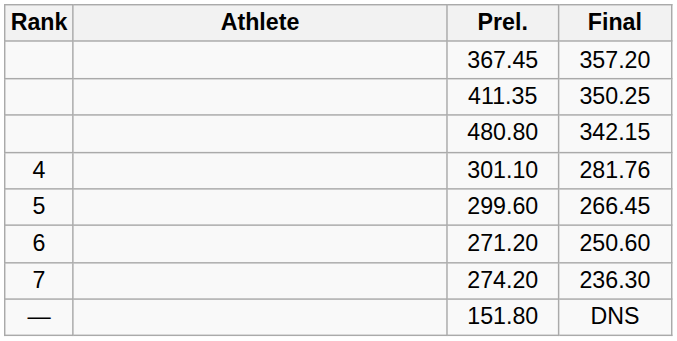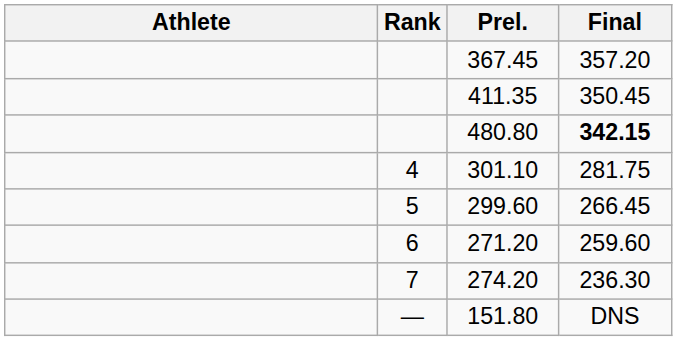columns swapped: (39, 22) <-> (260, 22)
(615, 96) 350.25 -> (615, 96) 350.45
(615, 133) normal -> (615, 133) bold
(615, 170) 281.76 -> (615, 170) 281.75
(615, 243) 250.60 -> (615, 243) 259.60
